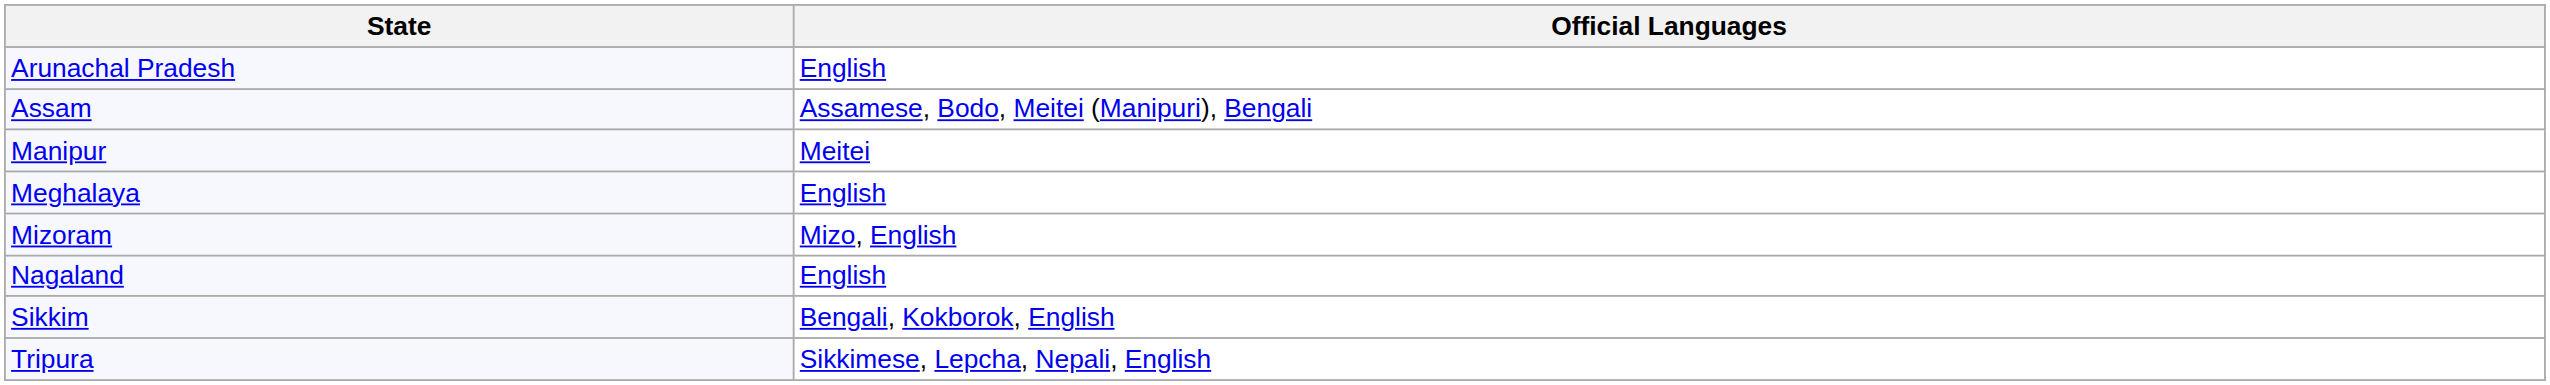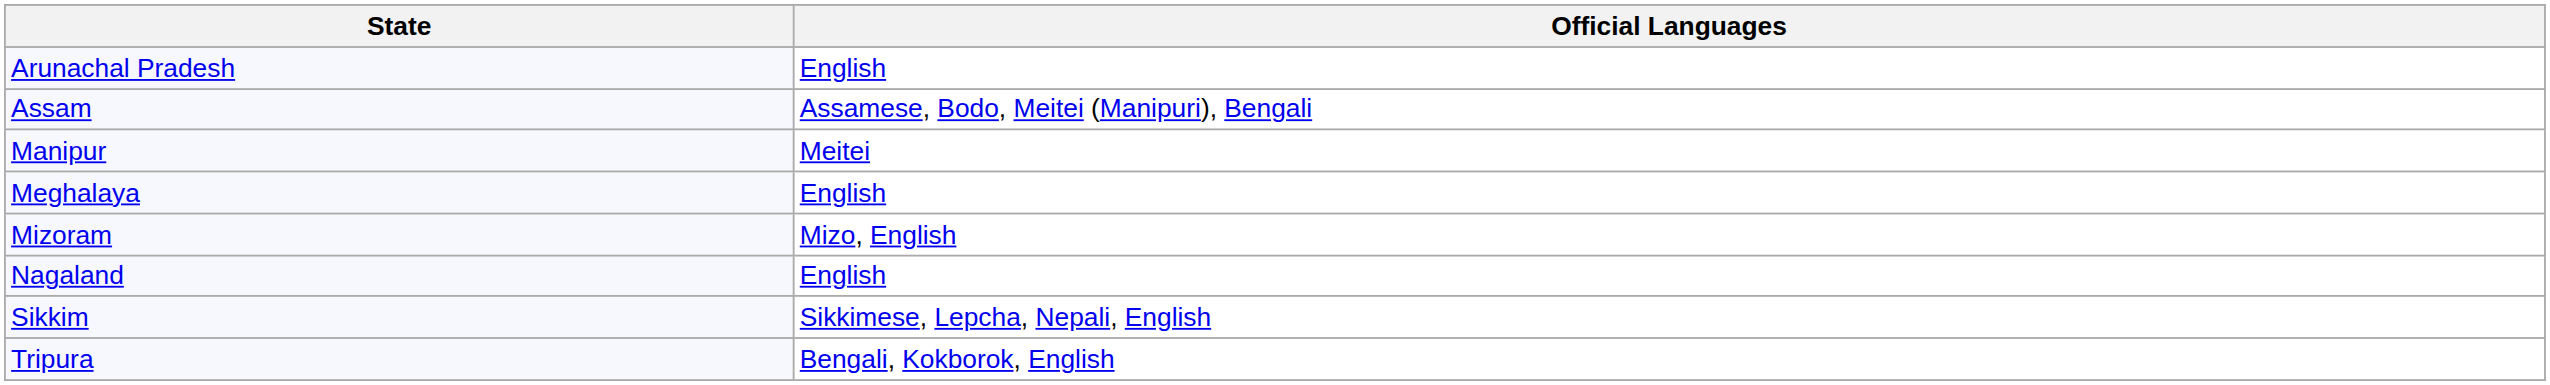(957, 318) Bengali, Kokborok, English -> (1005, 318) Sikkimese, Lepcha, Nepali, English
(1005, 359) Sikkimese, Lepcha, Nepali, English -> (957, 359) Bengali, Kokborok, English
